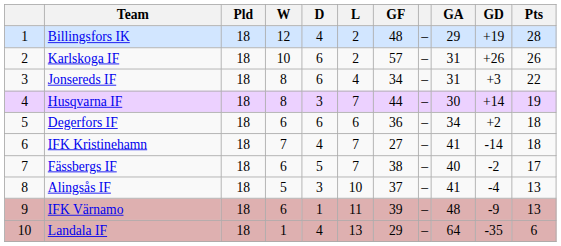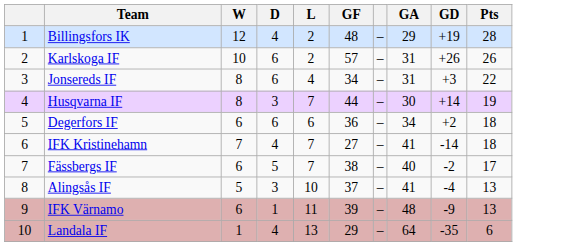- column: (243, 15)
